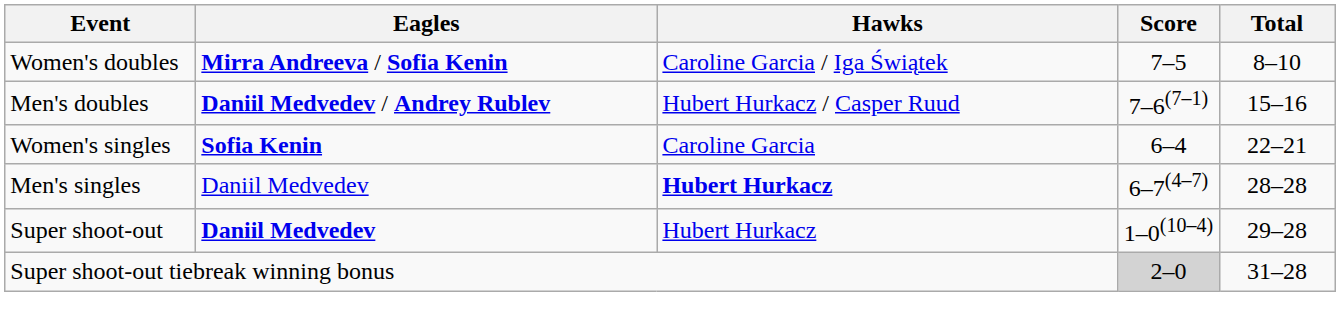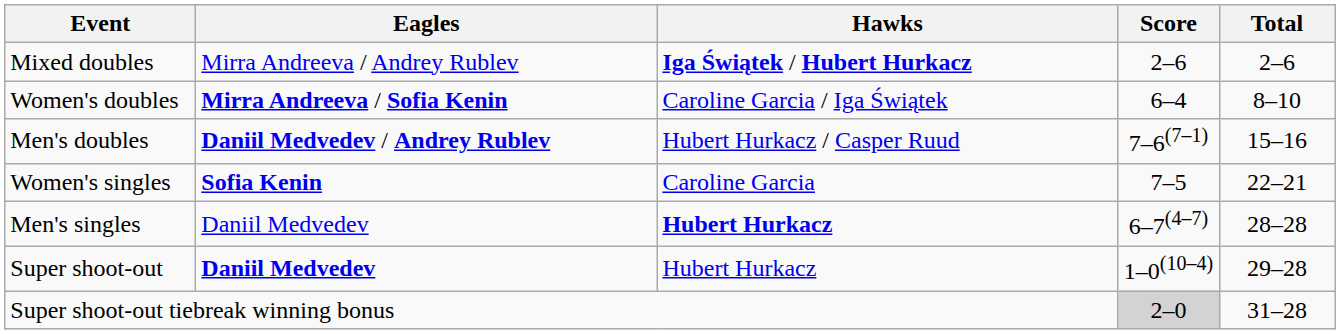+ row: (82, 61)
(1168, 61) 7–5 -> (1168, 99) 6–4
(1168, 144) 6–4 -> (1168, 182) 7–5
